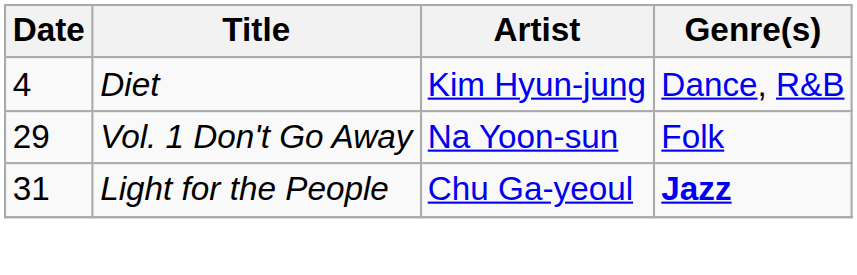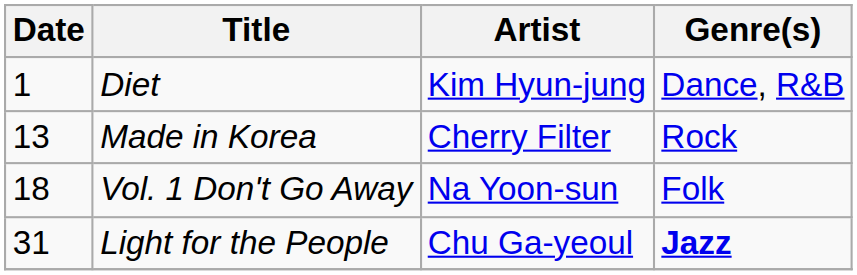(22, 83) 4 -> (22, 83) 1
+ row: (208, 136)
(31, 136) 29 -> (31, 189) 18
